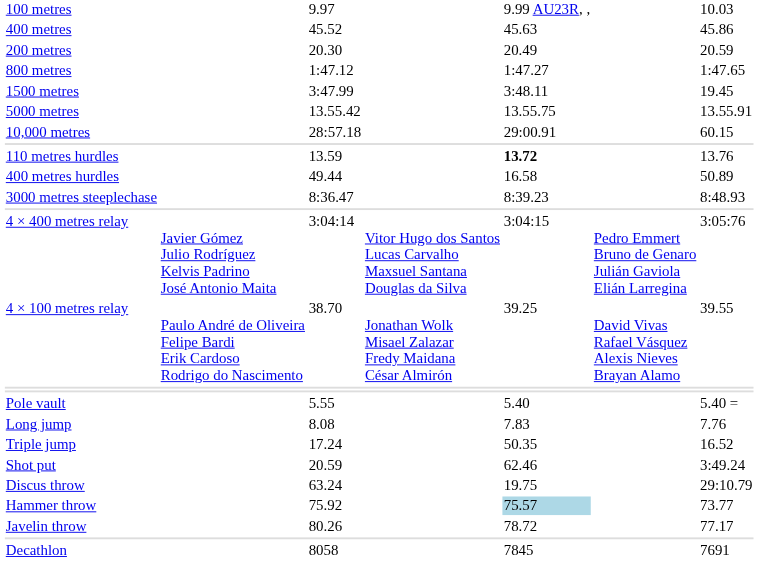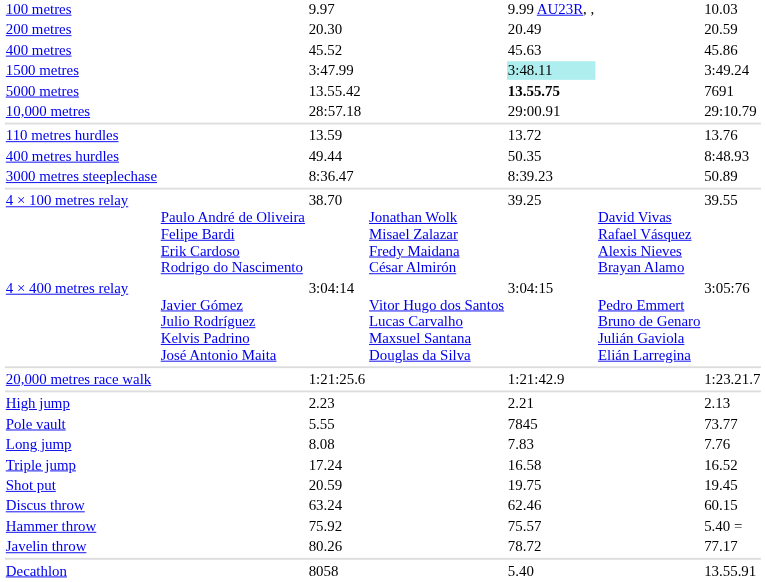rows swapped: (39, 50) <-> (39, 29)
- row: (39, 70)
(526, 91) no background -> (530, 70) paleturquoise background
(717, 91) 19.45 -> (727, 70) 3:49.24
(530, 111) normal -> (534, 91) bold
(726, 111) 13.55.91 -> (719, 91) 7691
(717, 131) 60.15 -> (730, 111) 29:10.79
(520, 156) bold -> (525, 135) normal
(520, 176) 16.58 -> (525, 156) 50.35
(717, 176) 50.89 -> (727, 156) 8:48.93
(723, 197) 8:48.93 -> (721, 176) 50.89
rows swapped: (67, 308) <-> (67, 221)
+ row: (79, 379)
+ row: (38, 403)
(517, 403) 5.40 -> (523, 423) 7845
(719, 403) 5.40 = -> (721, 423) 73.77
(520, 444) 50.35 -> (525, 464) 16.58
(520, 464) 62.46 -> (525, 485) 19.75
(723, 464) 3:49.24 -> (721, 485) 19.45
(520, 485) 19.75 -> (525, 505) 62.46
(726, 485) 29:10.79 -> (721, 505) 60.15
(520, 505) lightblue background -> (525, 526) no background
(717, 505) 73.77 -> (723, 526) 5.40 =
(519, 550) 7845 -> (521, 570) 5.40
(715, 550) 7691 -> (730, 570) 13.55.91
